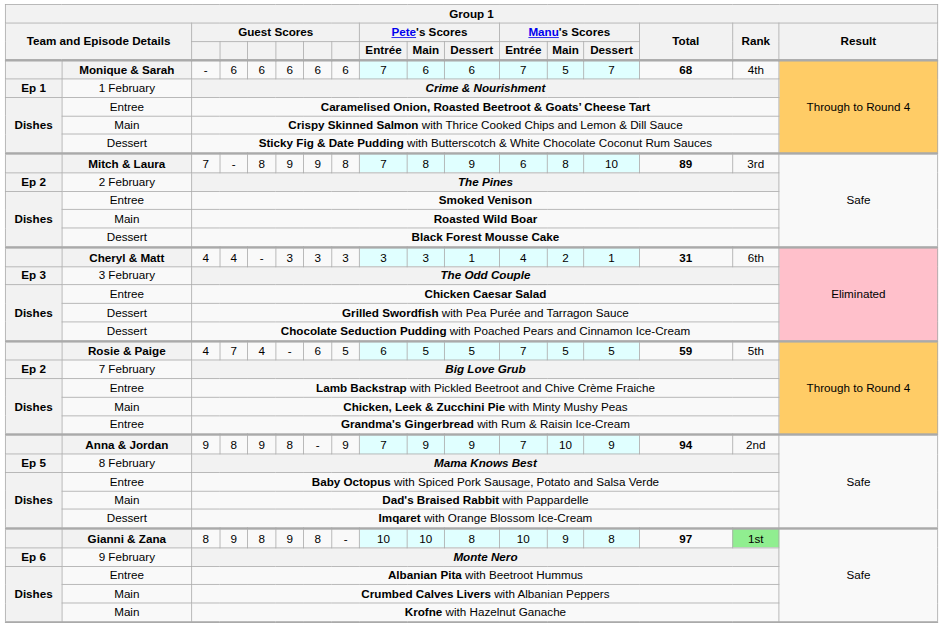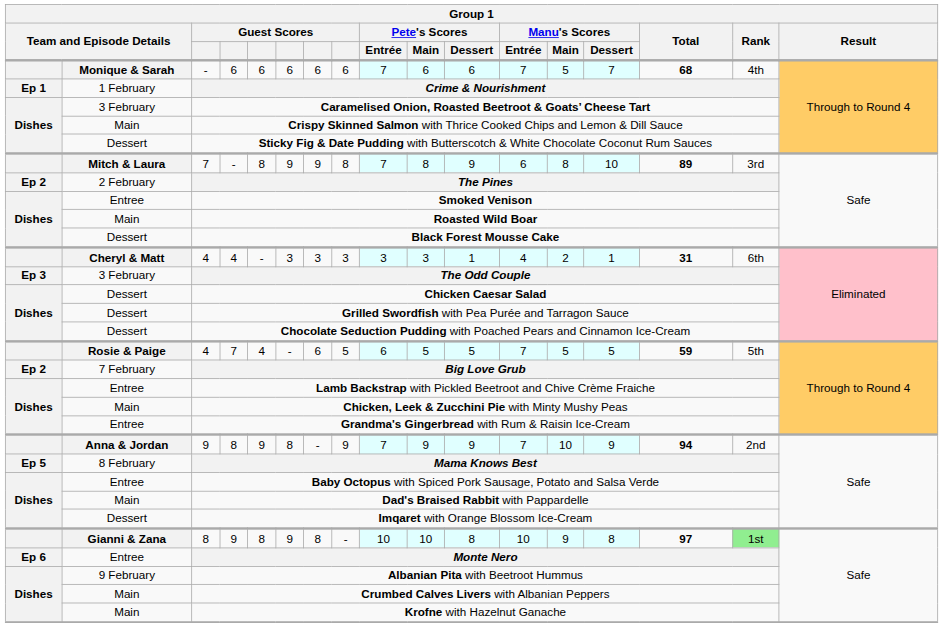(127, 107) Entree -> (127, 107) 3 February
(127, 294) Entree -> (127, 294) Dessert
(127, 557) 9 February -> (127, 557) Entree
(127, 576) Entree -> (127, 576) 9 February
